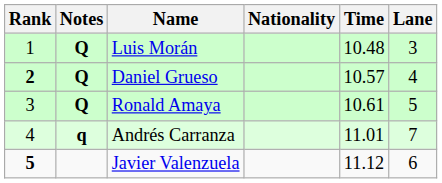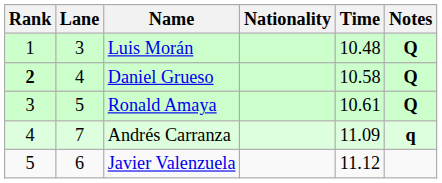columns swapped: (413, 18) <-> (82, 18)
(364, 76) 10.57 -> (360, 76) 10.58
(364, 134) 11.01 -> (360, 134) 11.09
(30, 163) bold -> (30, 163) normal
